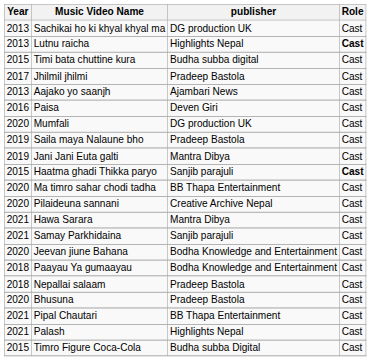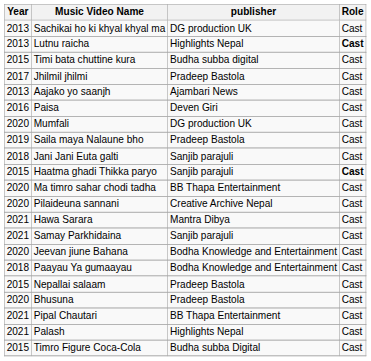(18, 156) 2019 -> (18, 156) 2018
(200, 156) Mantra Dibya -> (202, 156) Sanjib parajuli
(18, 284) 2018 -> (18, 284) 2015
